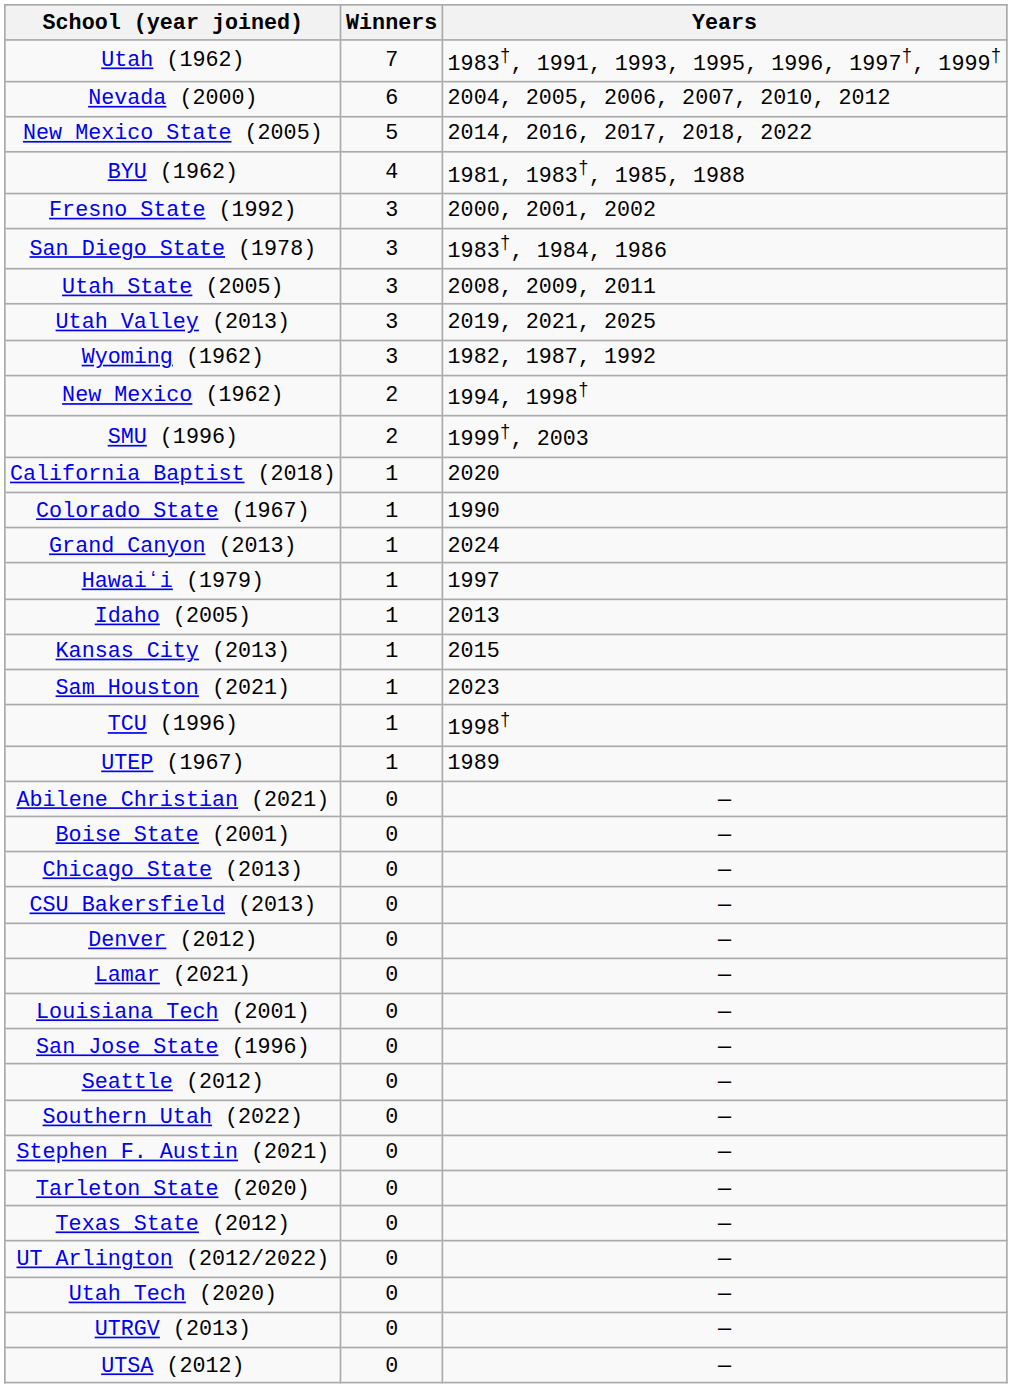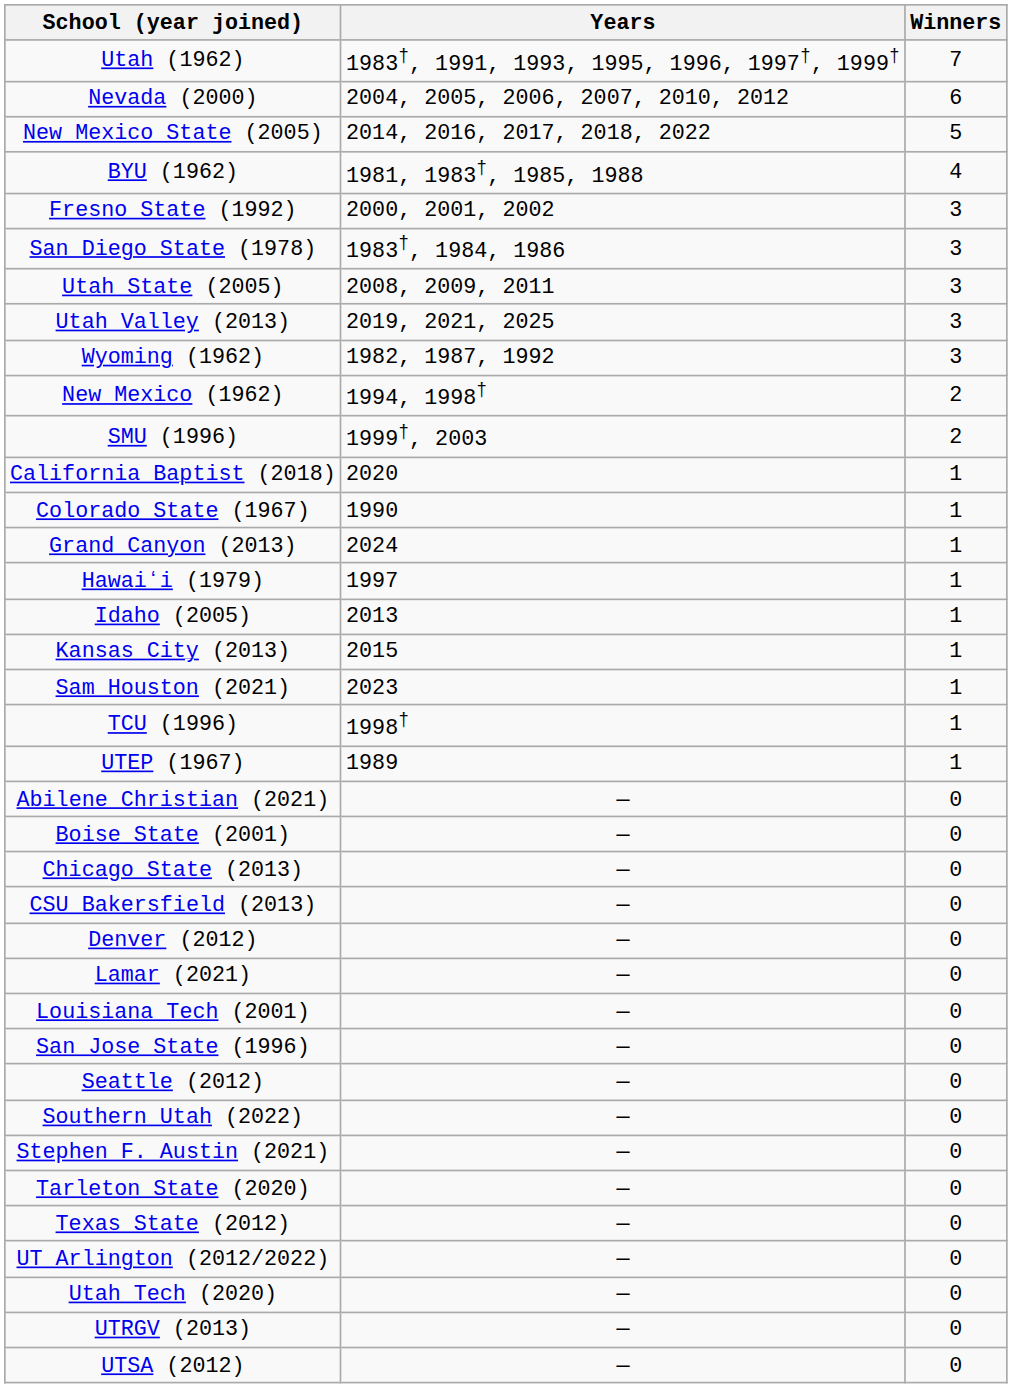columns swapped: (392, 23) <-> (724, 23)
